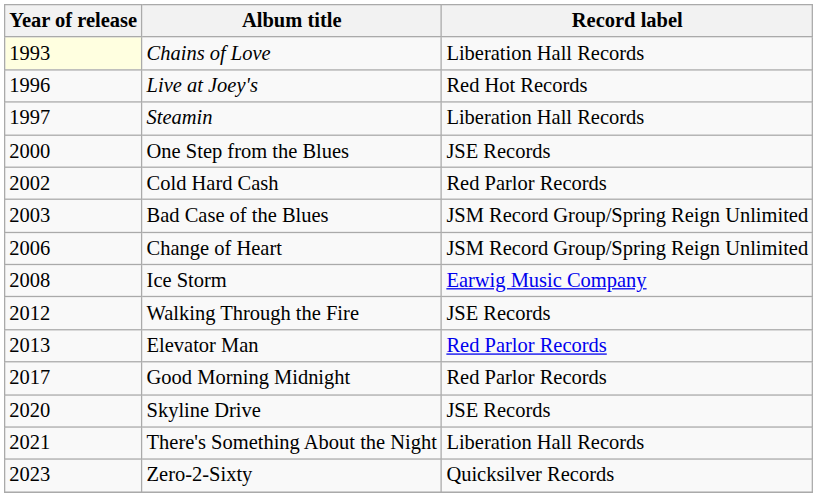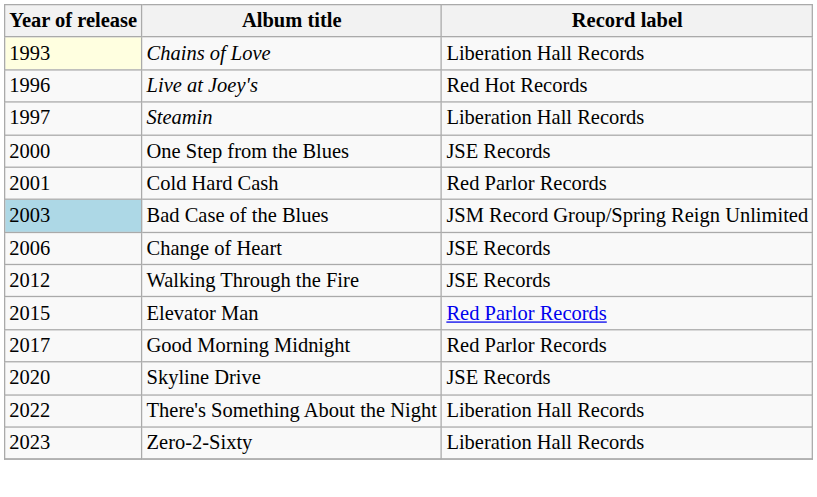(30, 183) 2002 -> (30, 183) 2001
(30, 215) no background -> (30, 215) lightblue background
(627, 248) JSM Record Group/Spring Reign Unlimited -> (498, 248) JSE Records
- row: (187, 280)
(30, 345) 2013 -> (30, 313) 2015
(30, 442) 2021 -> (30, 410) 2022
(530, 475) Quicksilver Records -> (545, 442) Liberation Hall Records
